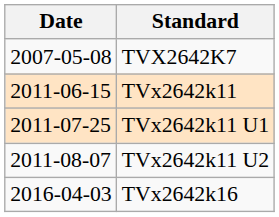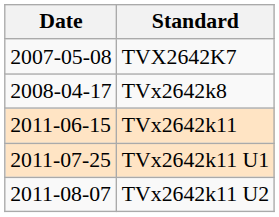+ row: (174, 90)
- row: (180, 194)
